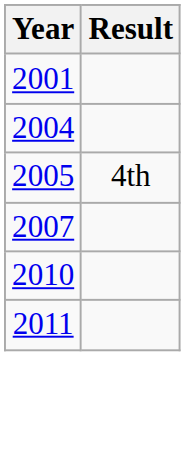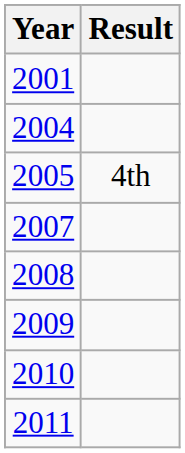+ row: (43, 275)
+ row: (43, 324)
